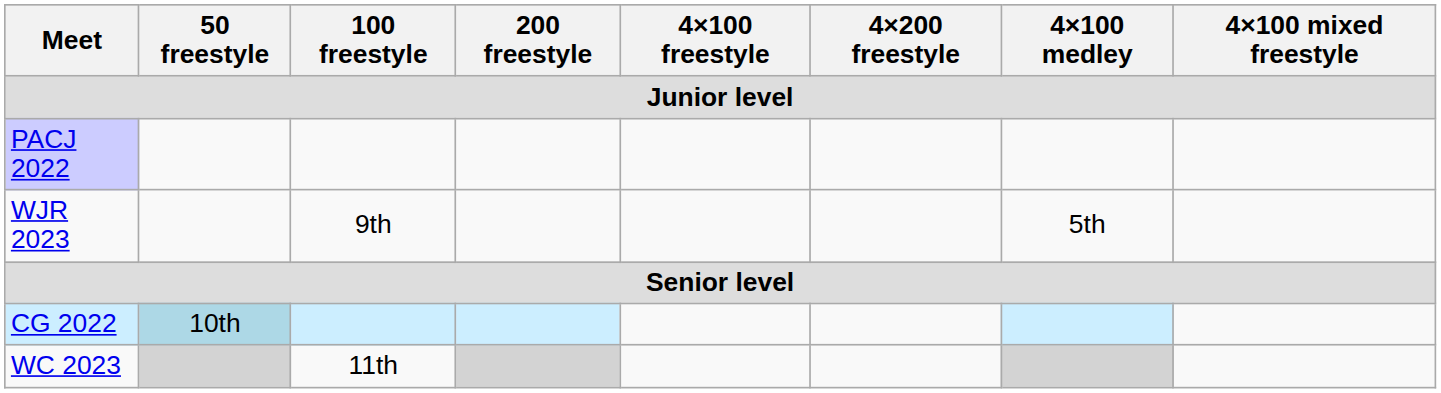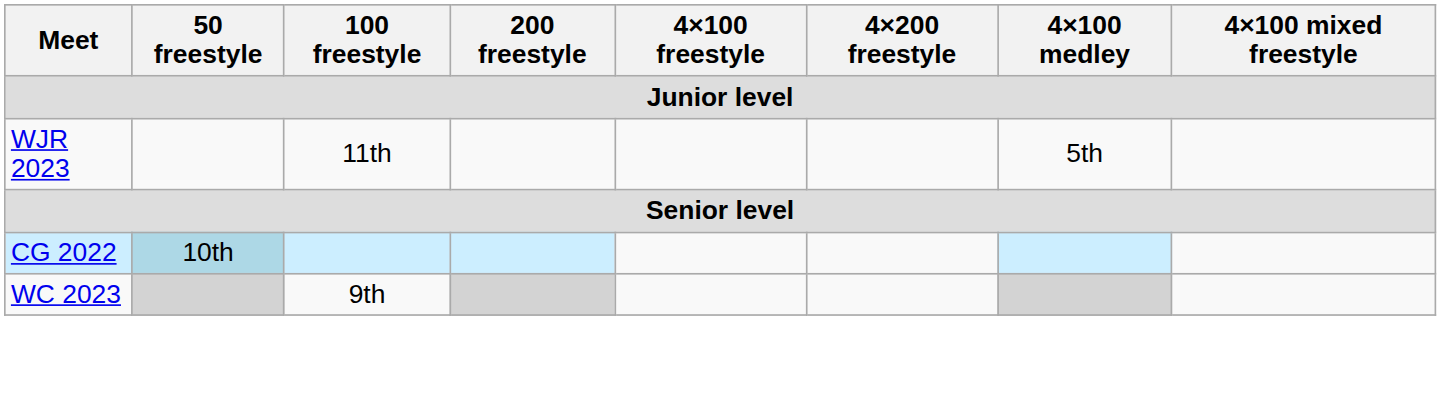- row: (44, 153)
(373, 225) 9th -> (367, 153) 11th
(373, 365) 11th -> (367, 294) 9th
